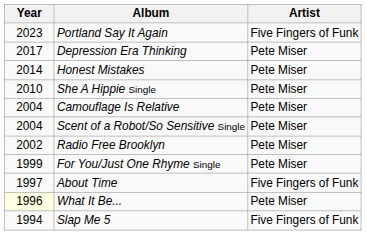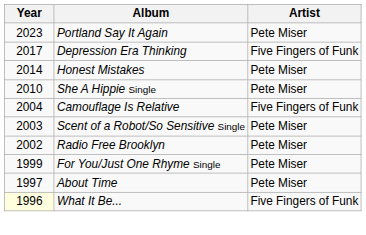(304, 32) Five Fingers of Funk -> (279, 32) Pete Miser
(279, 51) Pete Miser -> (304, 51) Five Fingers of Funk
(279, 107) Pete Miser -> (304, 107) Five Fingers of Funk
(29, 126) 2004 -> (29, 126) 2003
(304, 182) Five Fingers of Funk -> (279, 182) Pete Miser
(279, 201) Pete Miser -> (304, 201) Five Fingers of Funk
- row: (84, 220)
